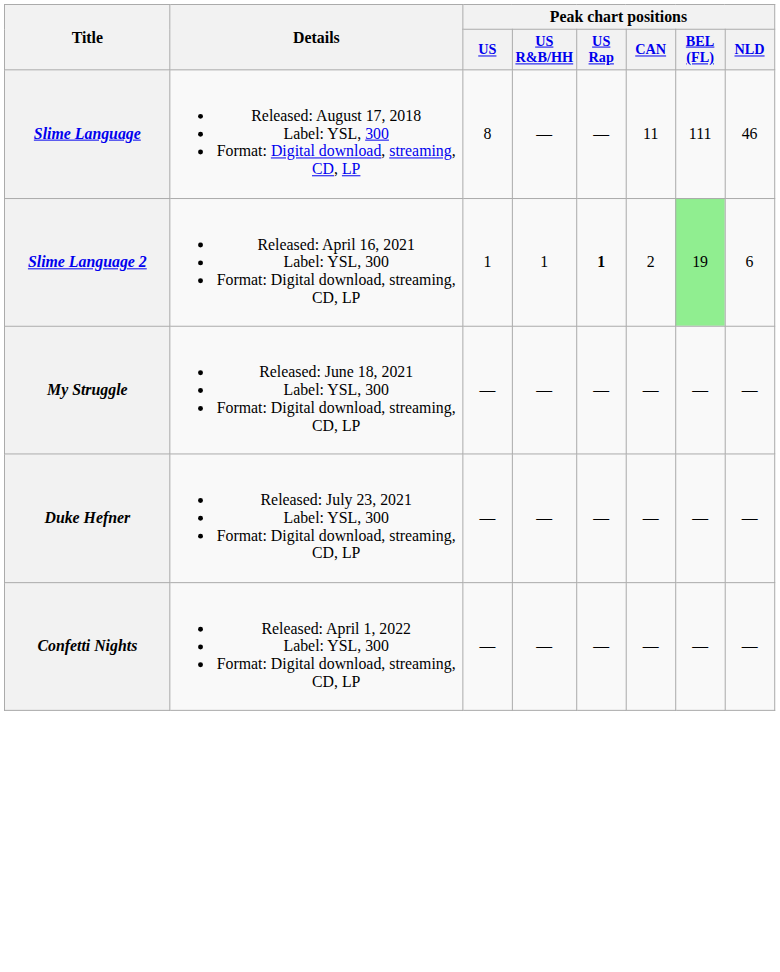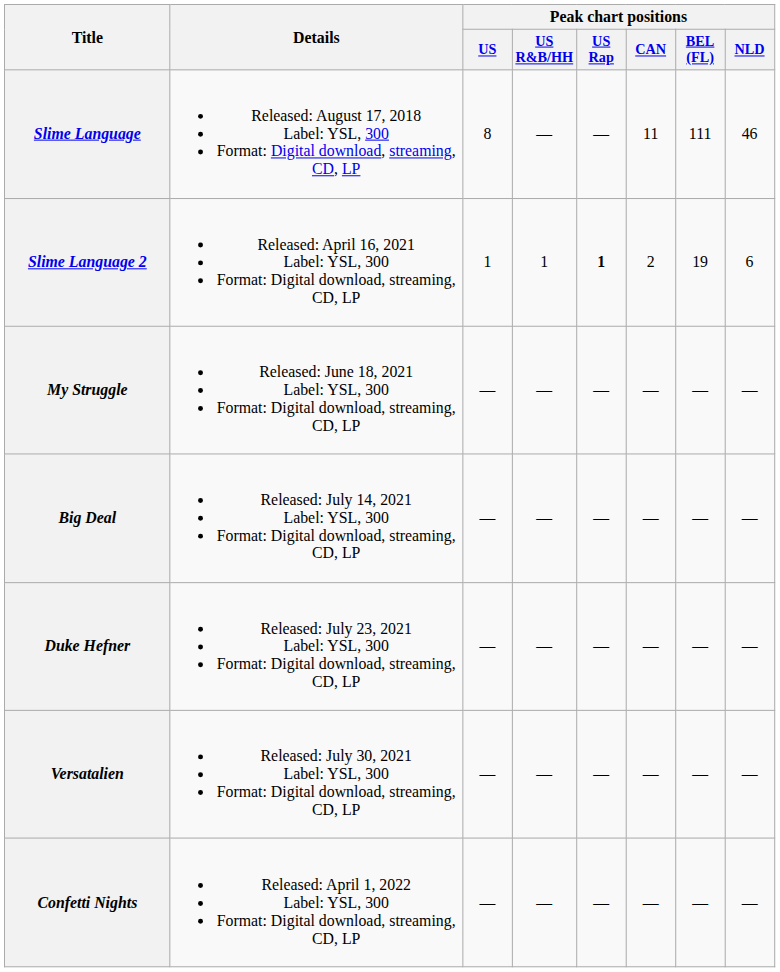(700, 262) lightgreen background -> (700, 262) no background
+ row: (87, 518)
+ row: (87, 774)
